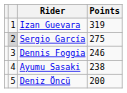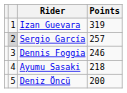(97, 39) 275 -> (97, 39) 257
(97, 67) 238 -> (97, 67) 218
